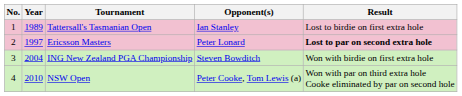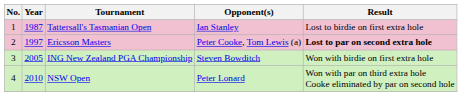(34, 27) 1989 -> (34, 27) 1987
(221, 42) Peter Lonard -> (249, 42) Peter Cooke, Tom Lewis (a)
(34, 58) 2004 -> (34, 58) 2005
(249, 78) Peter Cooke, Tom Lewis (a) -> (221, 78) Peter Lonard
